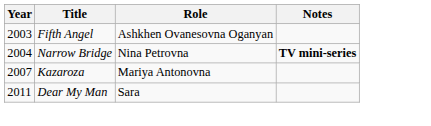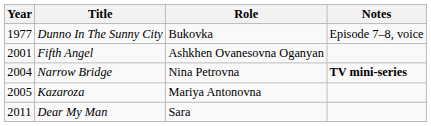+ row: (100, 33)
(20, 33) 2003 -> (20, 53) 2001
(20, 72) 2007 -> (20, 92) 2005
